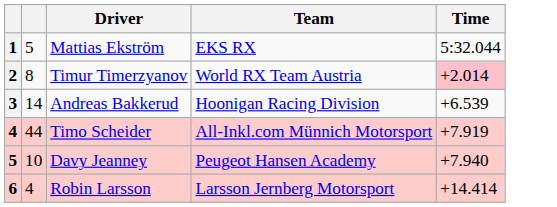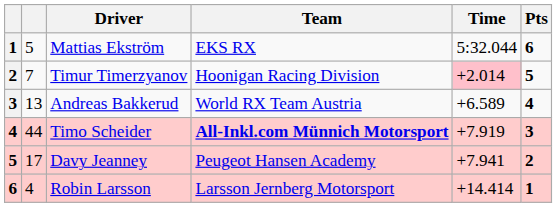+ column: (537, 18)
(29, 75) 8 -> (29, 75) 7
(279, 75) World RX Team Austria -> (287, 75) Hoonigan Racing Division
(34, 103) 14 -> (34, 103) 13
(287, 103) Hoonigan Racing Division -> (279, 103) World RX Team Austria
(464, 103) +6.539 -> (481, 103) +6.589
(314, 132) normal -> (322, 132) bold
(34, 160) 10 -> (34, 160) 17
(464, 160) +7.940 -> (481, 160) +7.941
